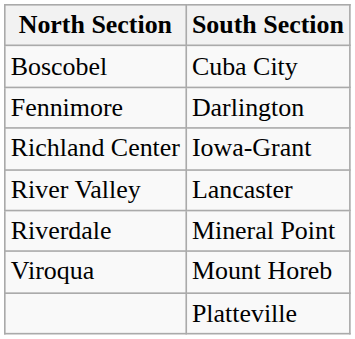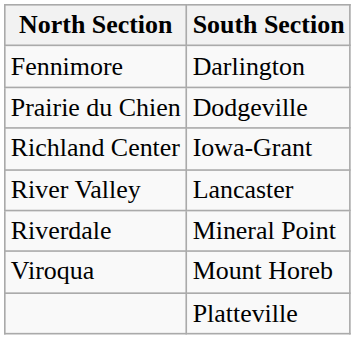- row: (59, 66)
+ row: (96, 107)
